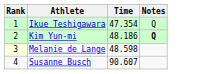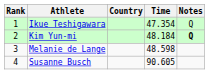+ column: (126, 11)
(124, 37) 48.186 -> (161, 37) 48.184
(16, 50) lightyellow background -> (16, 50) no background
(124, 62) 90.607 -> (161, 62) 90.605
